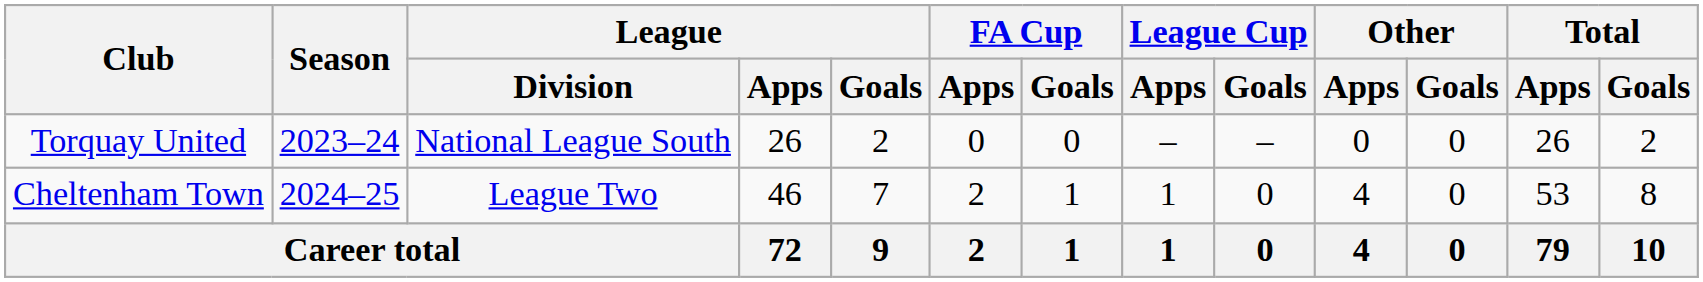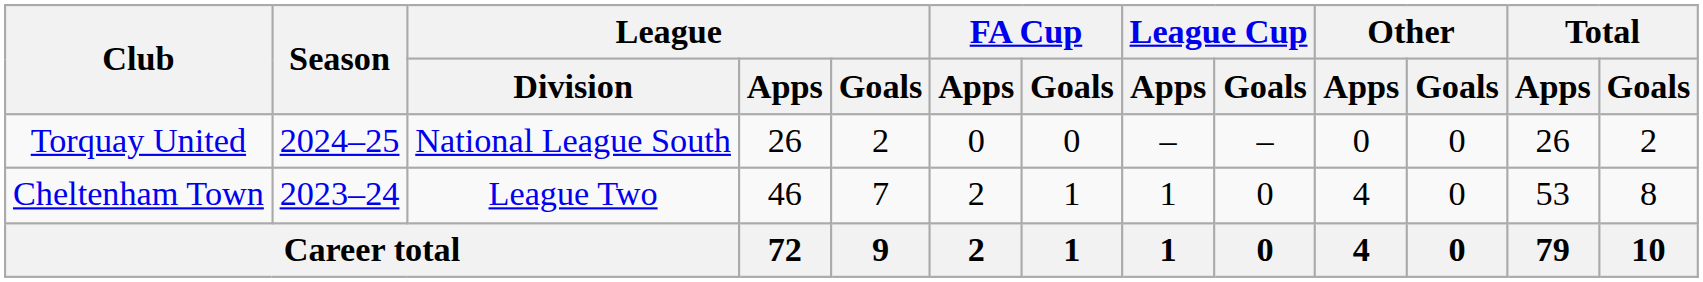(340, 140) 2023–24 -> (340, 140) 2024–25
(340, 194) 2024–25 -> (340, 194) 2023–24
